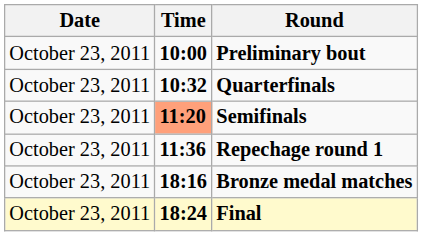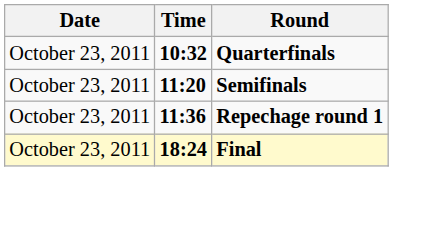- row: (291, 52)
(183, 117) lightsalmon background -> (183, 85) no background
- row: (314, 181)
